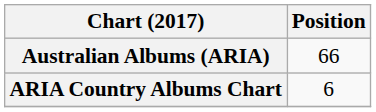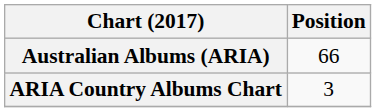(329, 89) 6 -> (329, 89) 3
